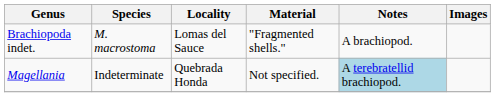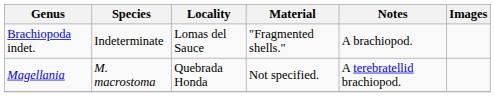(125, 41) M. macrostoma -> (129, 41) Indeterminate
(129, 75) Indeterminate -> (125, 75) M. macrostoma
(378, 75) lightblue background -> (378, 75) no background
